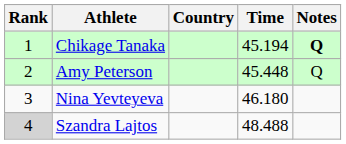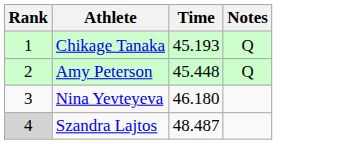- column: (203, 17)
(265, 44) 45.194 -> (196, 44) 45.193
(317, 44) bold -> (248, 44) normal
(265, 125) 48.488 -> (196, 125) 48.487
